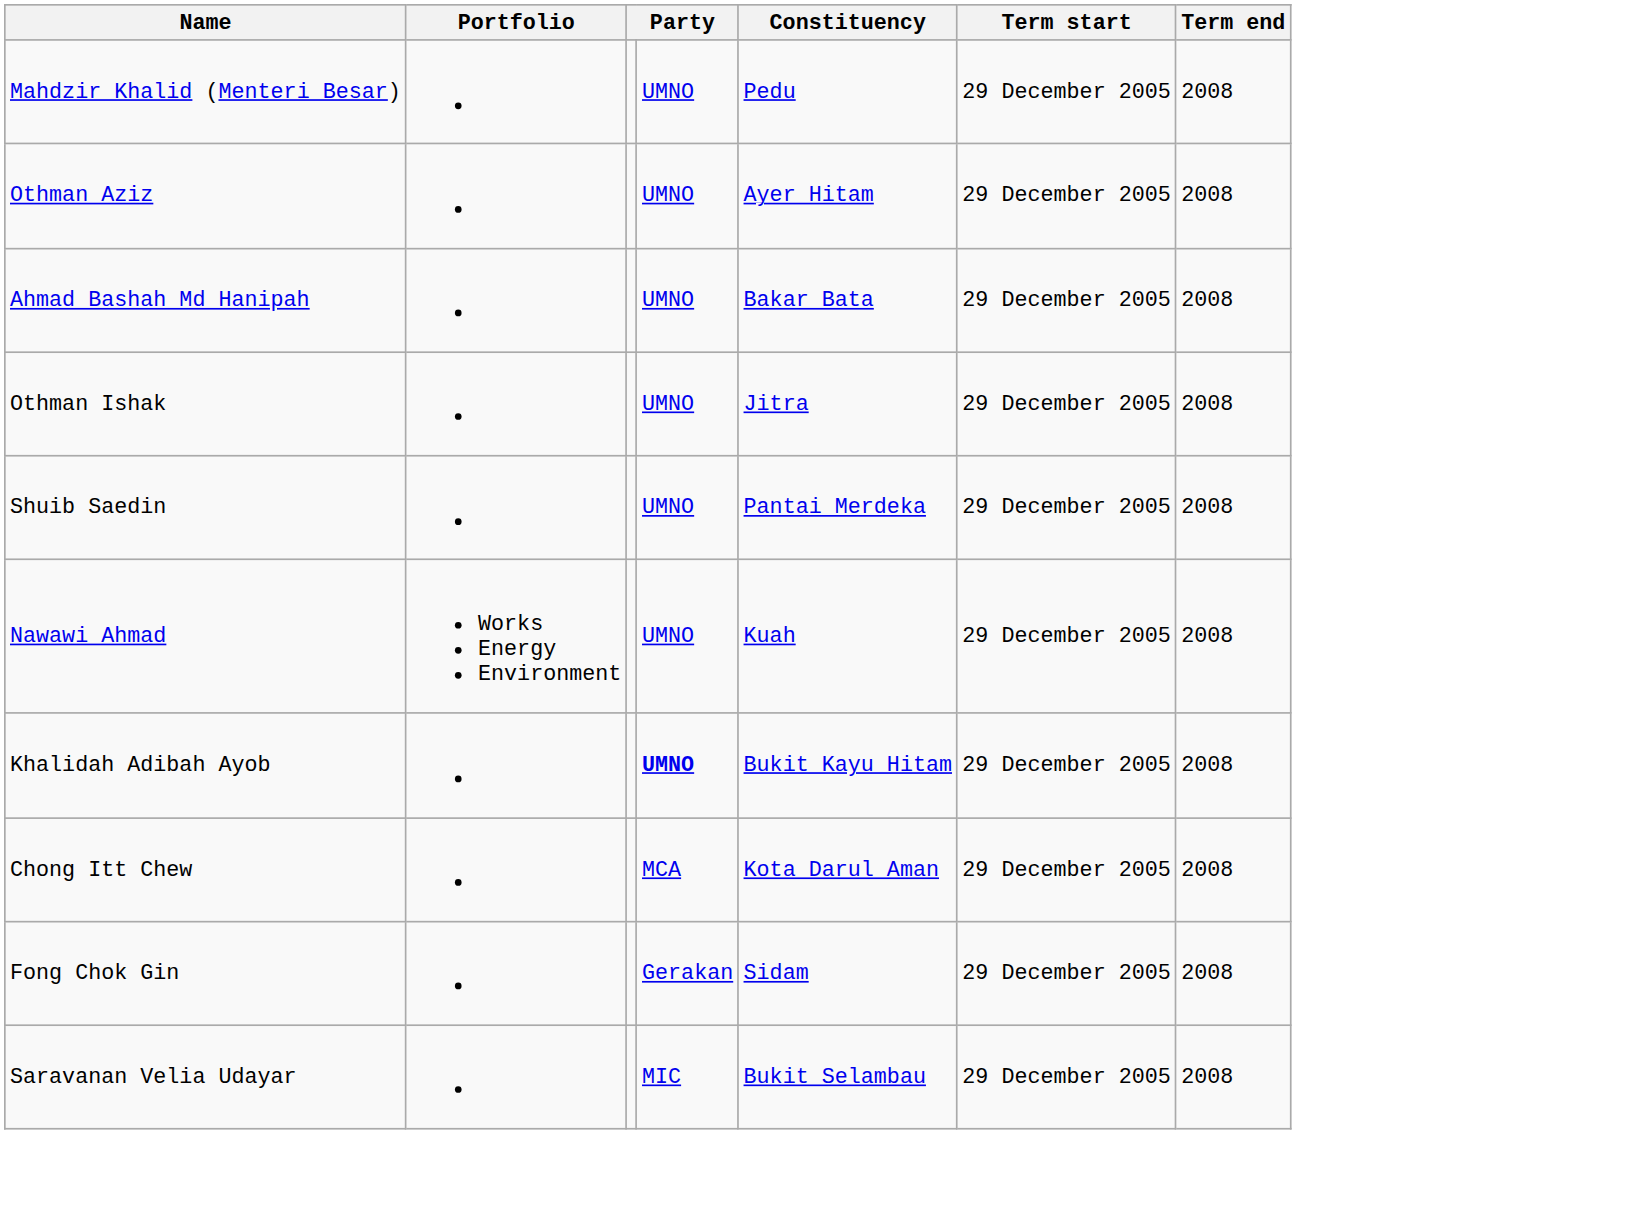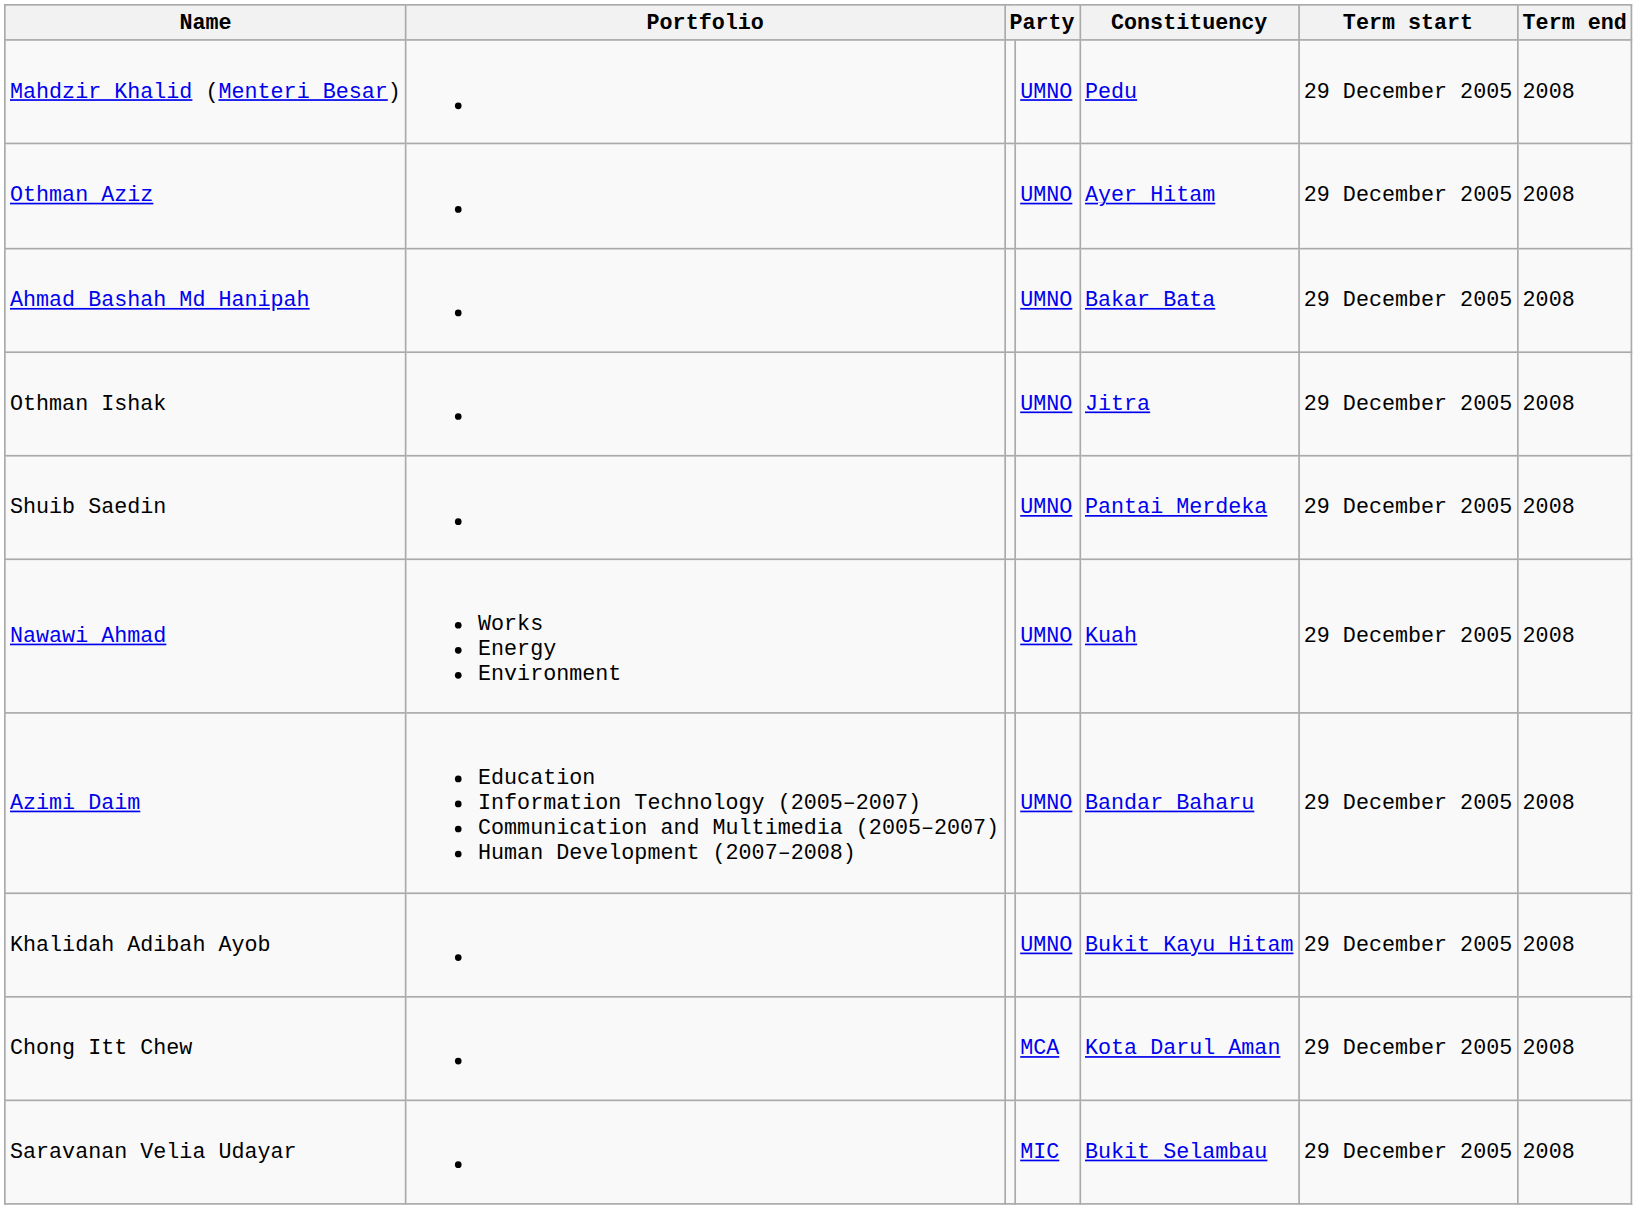+ row: (75, 803)
(668, 765) bold -> (1046, 944) normal
- row: (95, 973)
